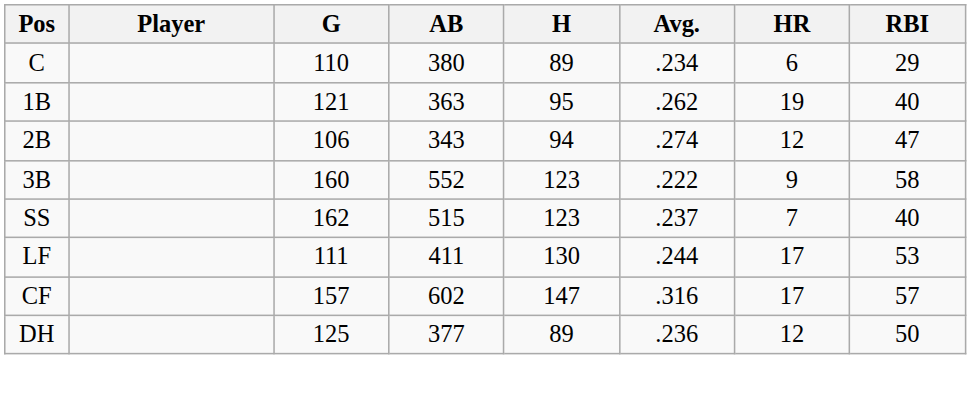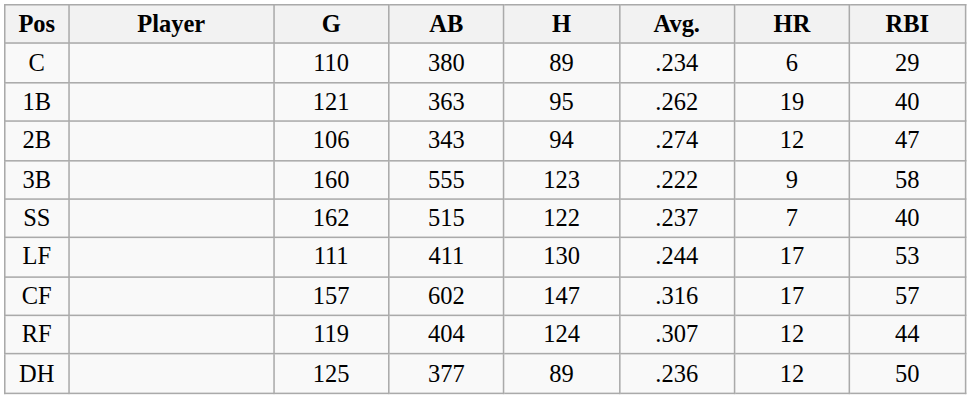(446, 179) 552 -> (446, 179) 555
(562, 218) 123 -> (562, 218) 122
+ row: (37, 334)
